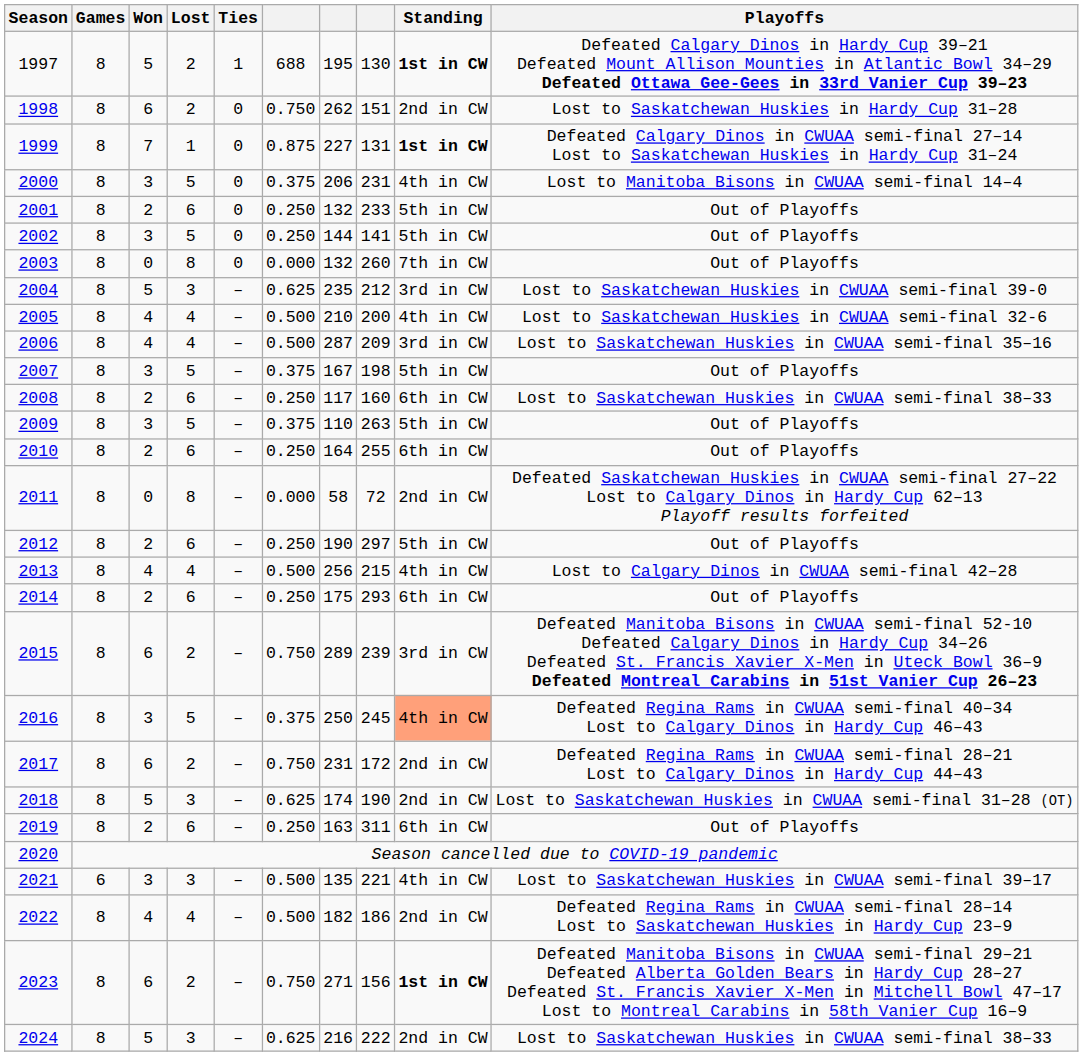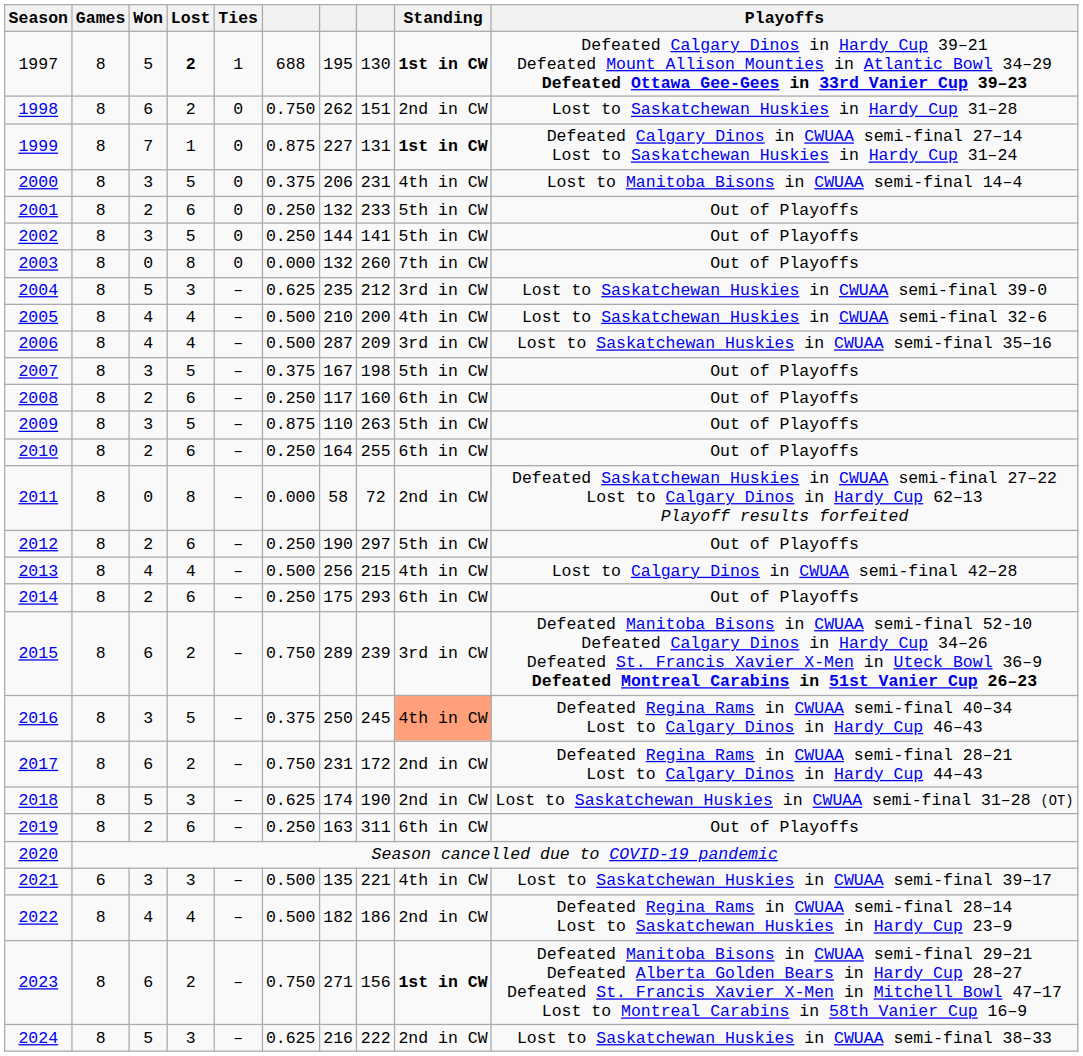(191, 64) normal -> (191, 64) bold
(784, 398) Lost to Saskatchewan Huskies in CWUAA semi-final 38–33 -> (784, 398) Out of Playoffs
(291, 425) 0.375 -> (291, 425) 0.875
